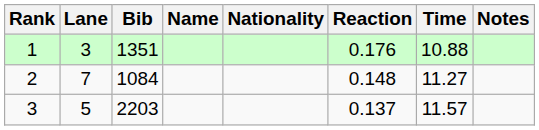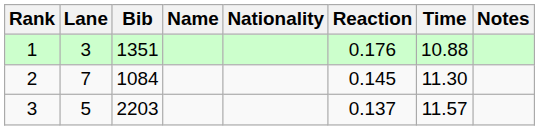(373, 79) 0.148 -> (373, 79) 0.145
(445, 79) 11.27 -> (445, 79) 11.30
